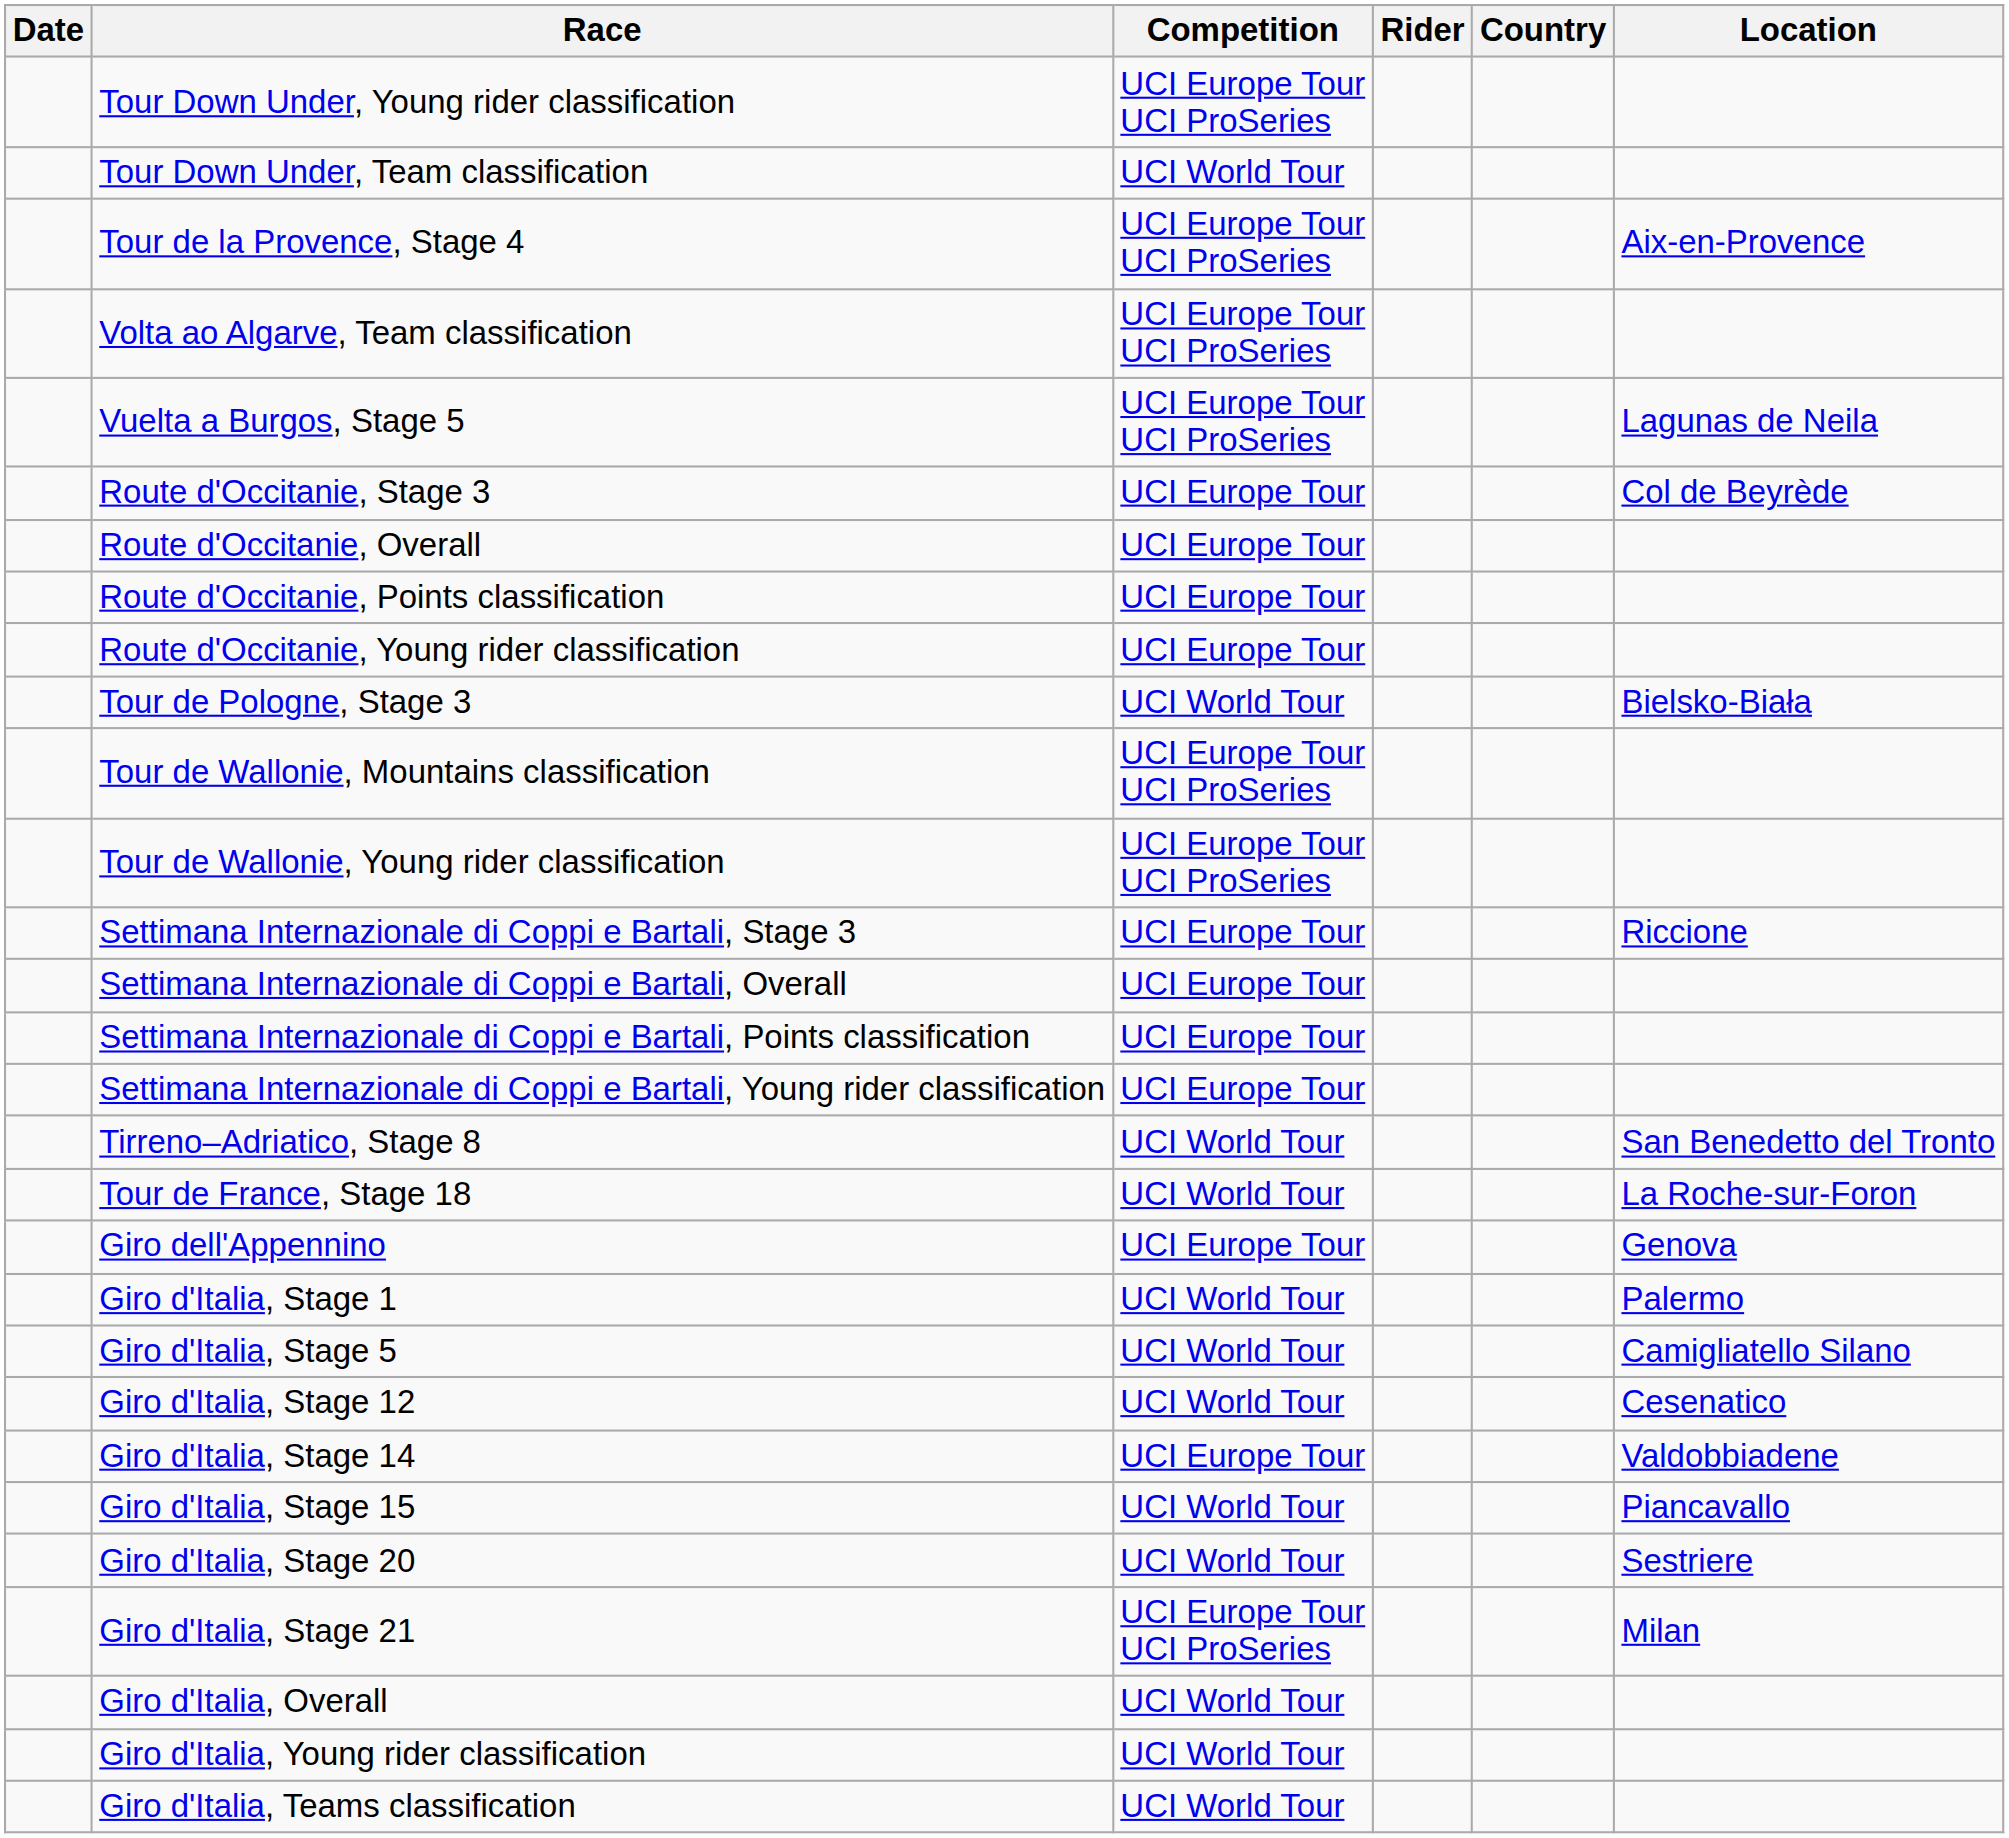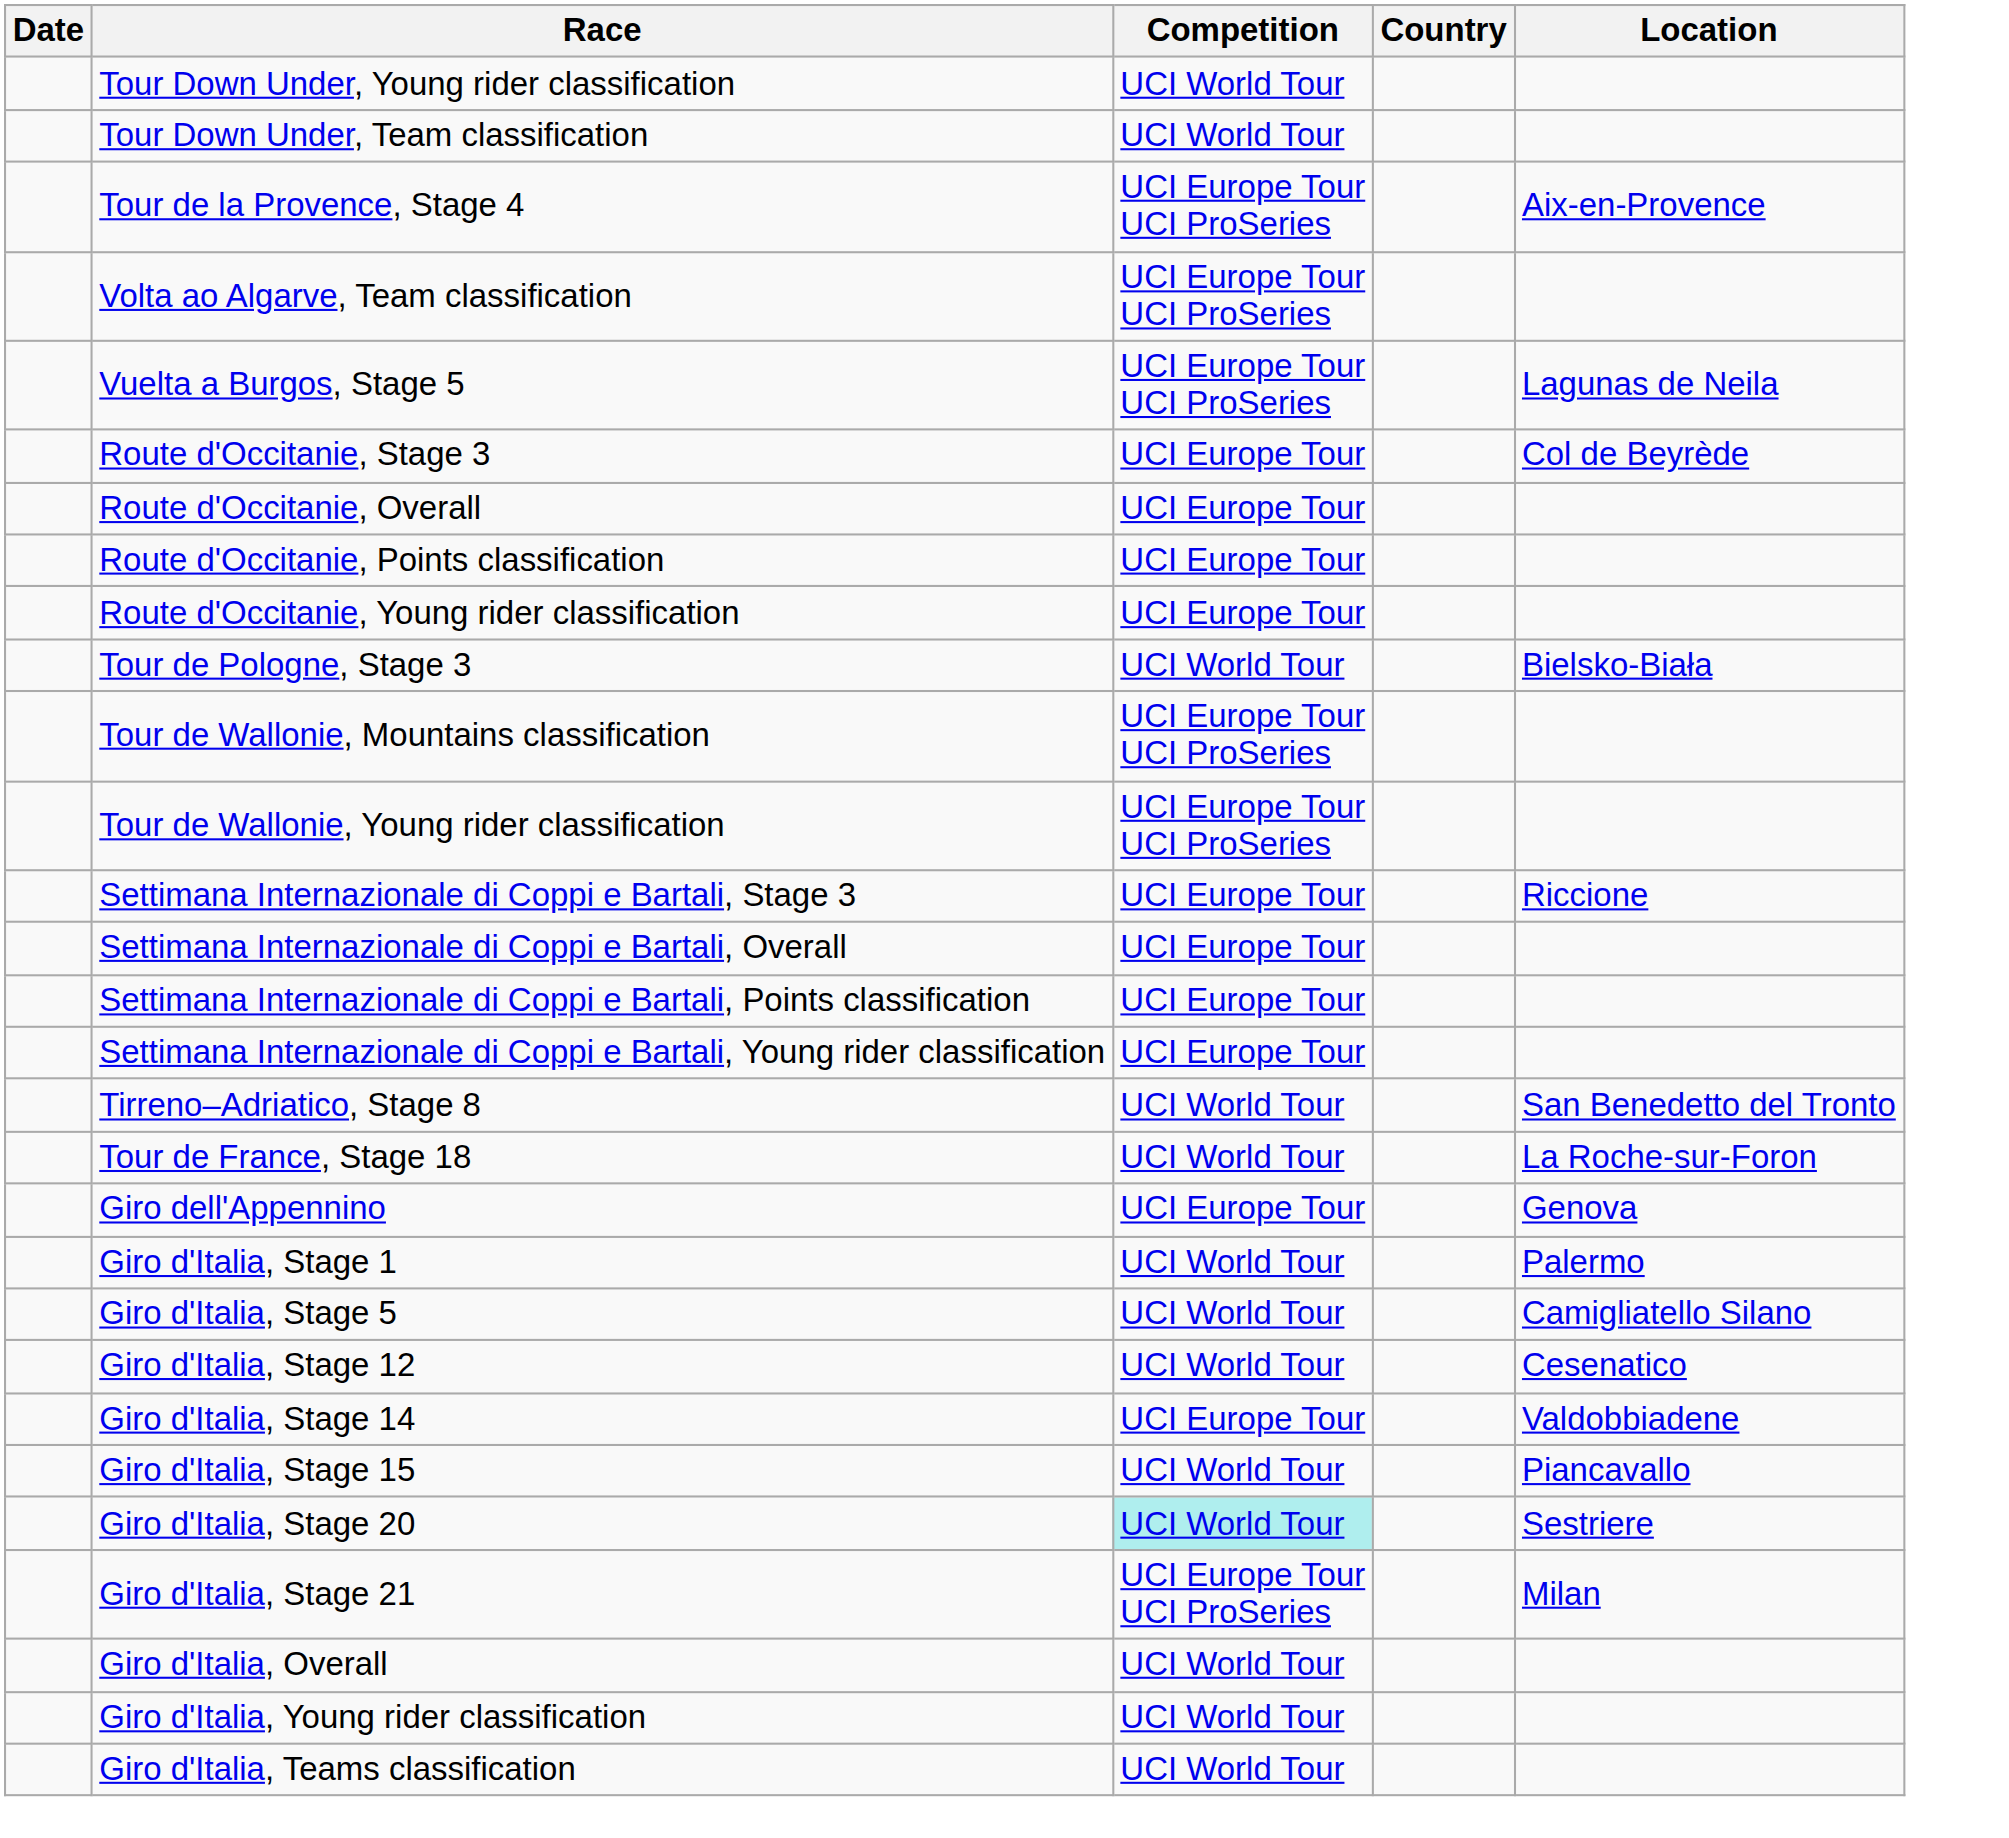- column: (1423, 30)
(1243, 101) UCI Europe Tour UCI ProSeries -> (1232, 82) UCI World Tour
(1232, 1559) no background -> (1232, 1522) paleturquoise background
